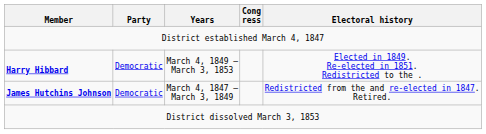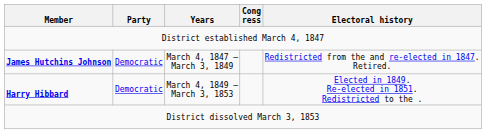rows swapped: (59, 93) <-> (37, 70)
